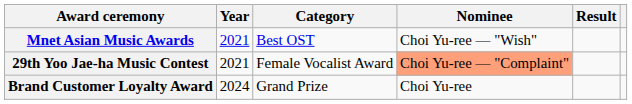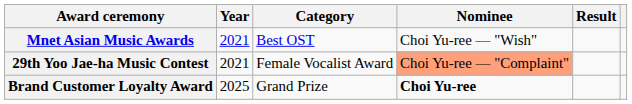(235, 87) 2024 -> (235, 87) 2025
(436, 87) normal -> (438, 87) bold
